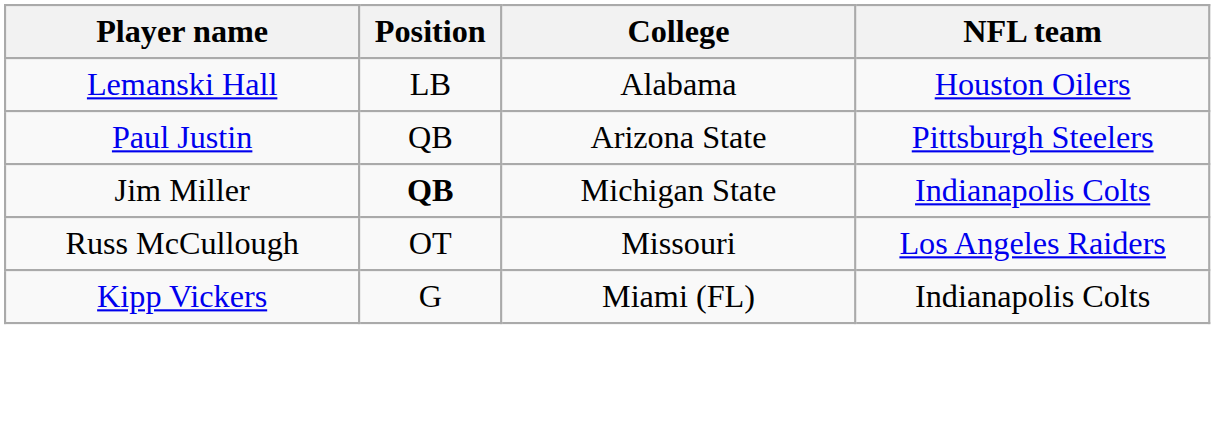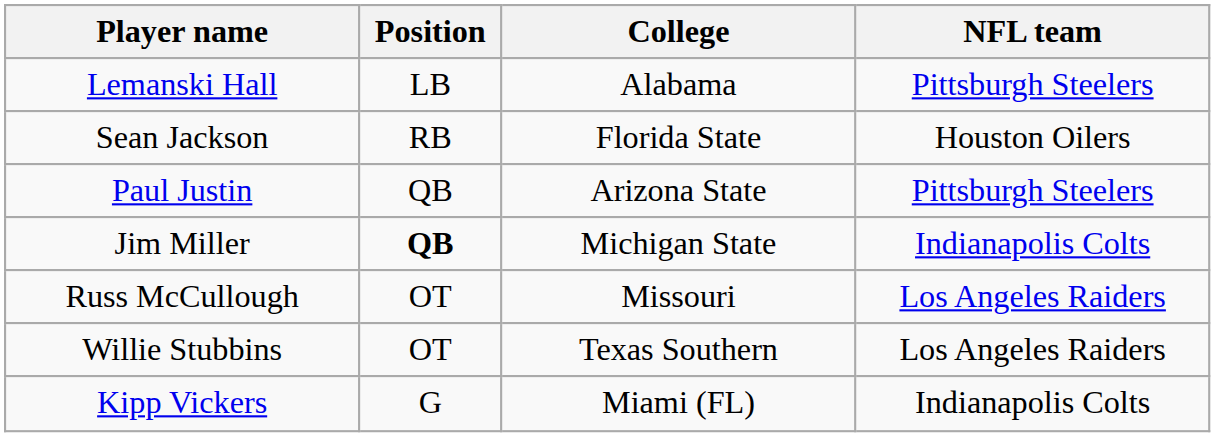(1033, 84) Houston Oilers -> (1033, 84) Pittsburgh Steelers
+ row: (182, 137)
+ row: (182, 350)
